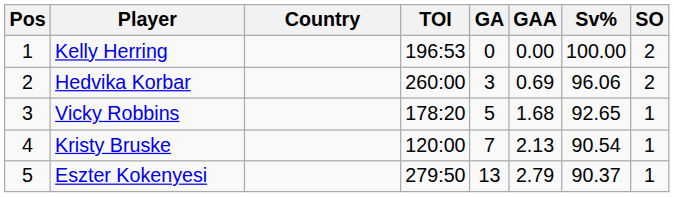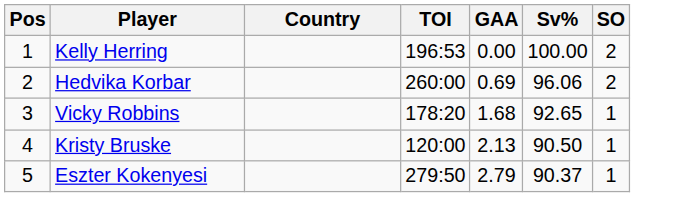- column: (489, 20)
(596, 144) 90.54 -> (558, 144) 90.50
